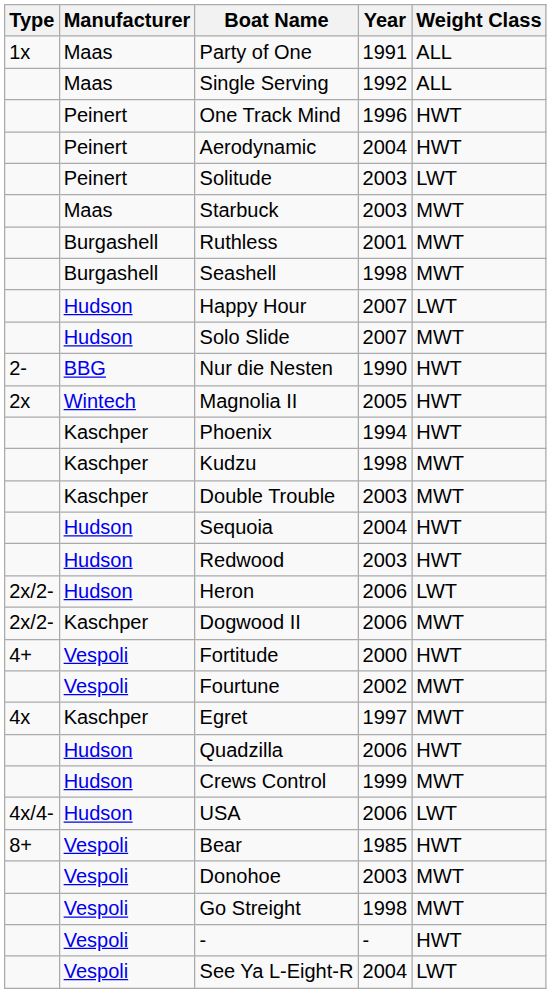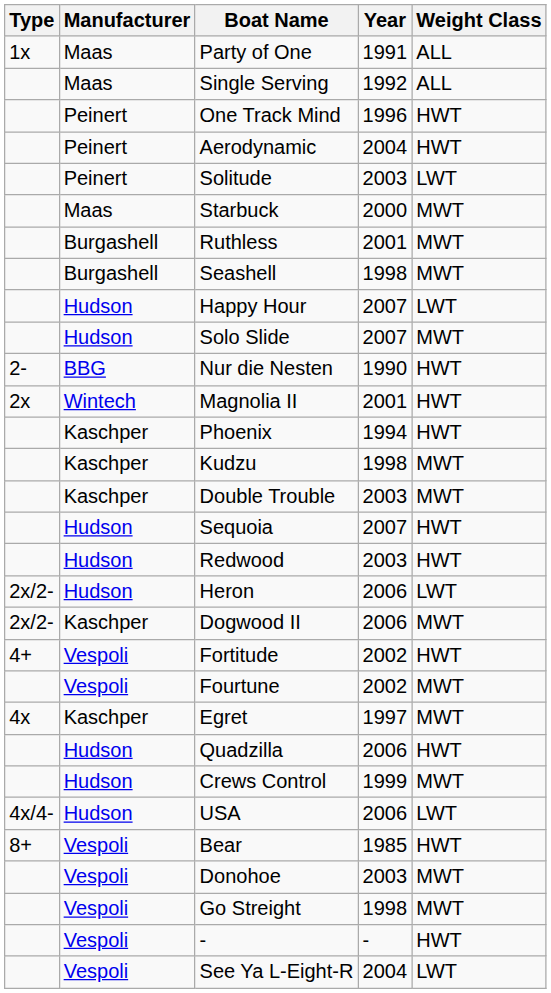(385, 210) 2003 -> (385, 210) 2000
(385, 400) 2005 -> (385, 400) 2001
(385, 527) 2004 -> (385, 527) 2007
(385, 654) 2000 -> (385, 654) 2002
